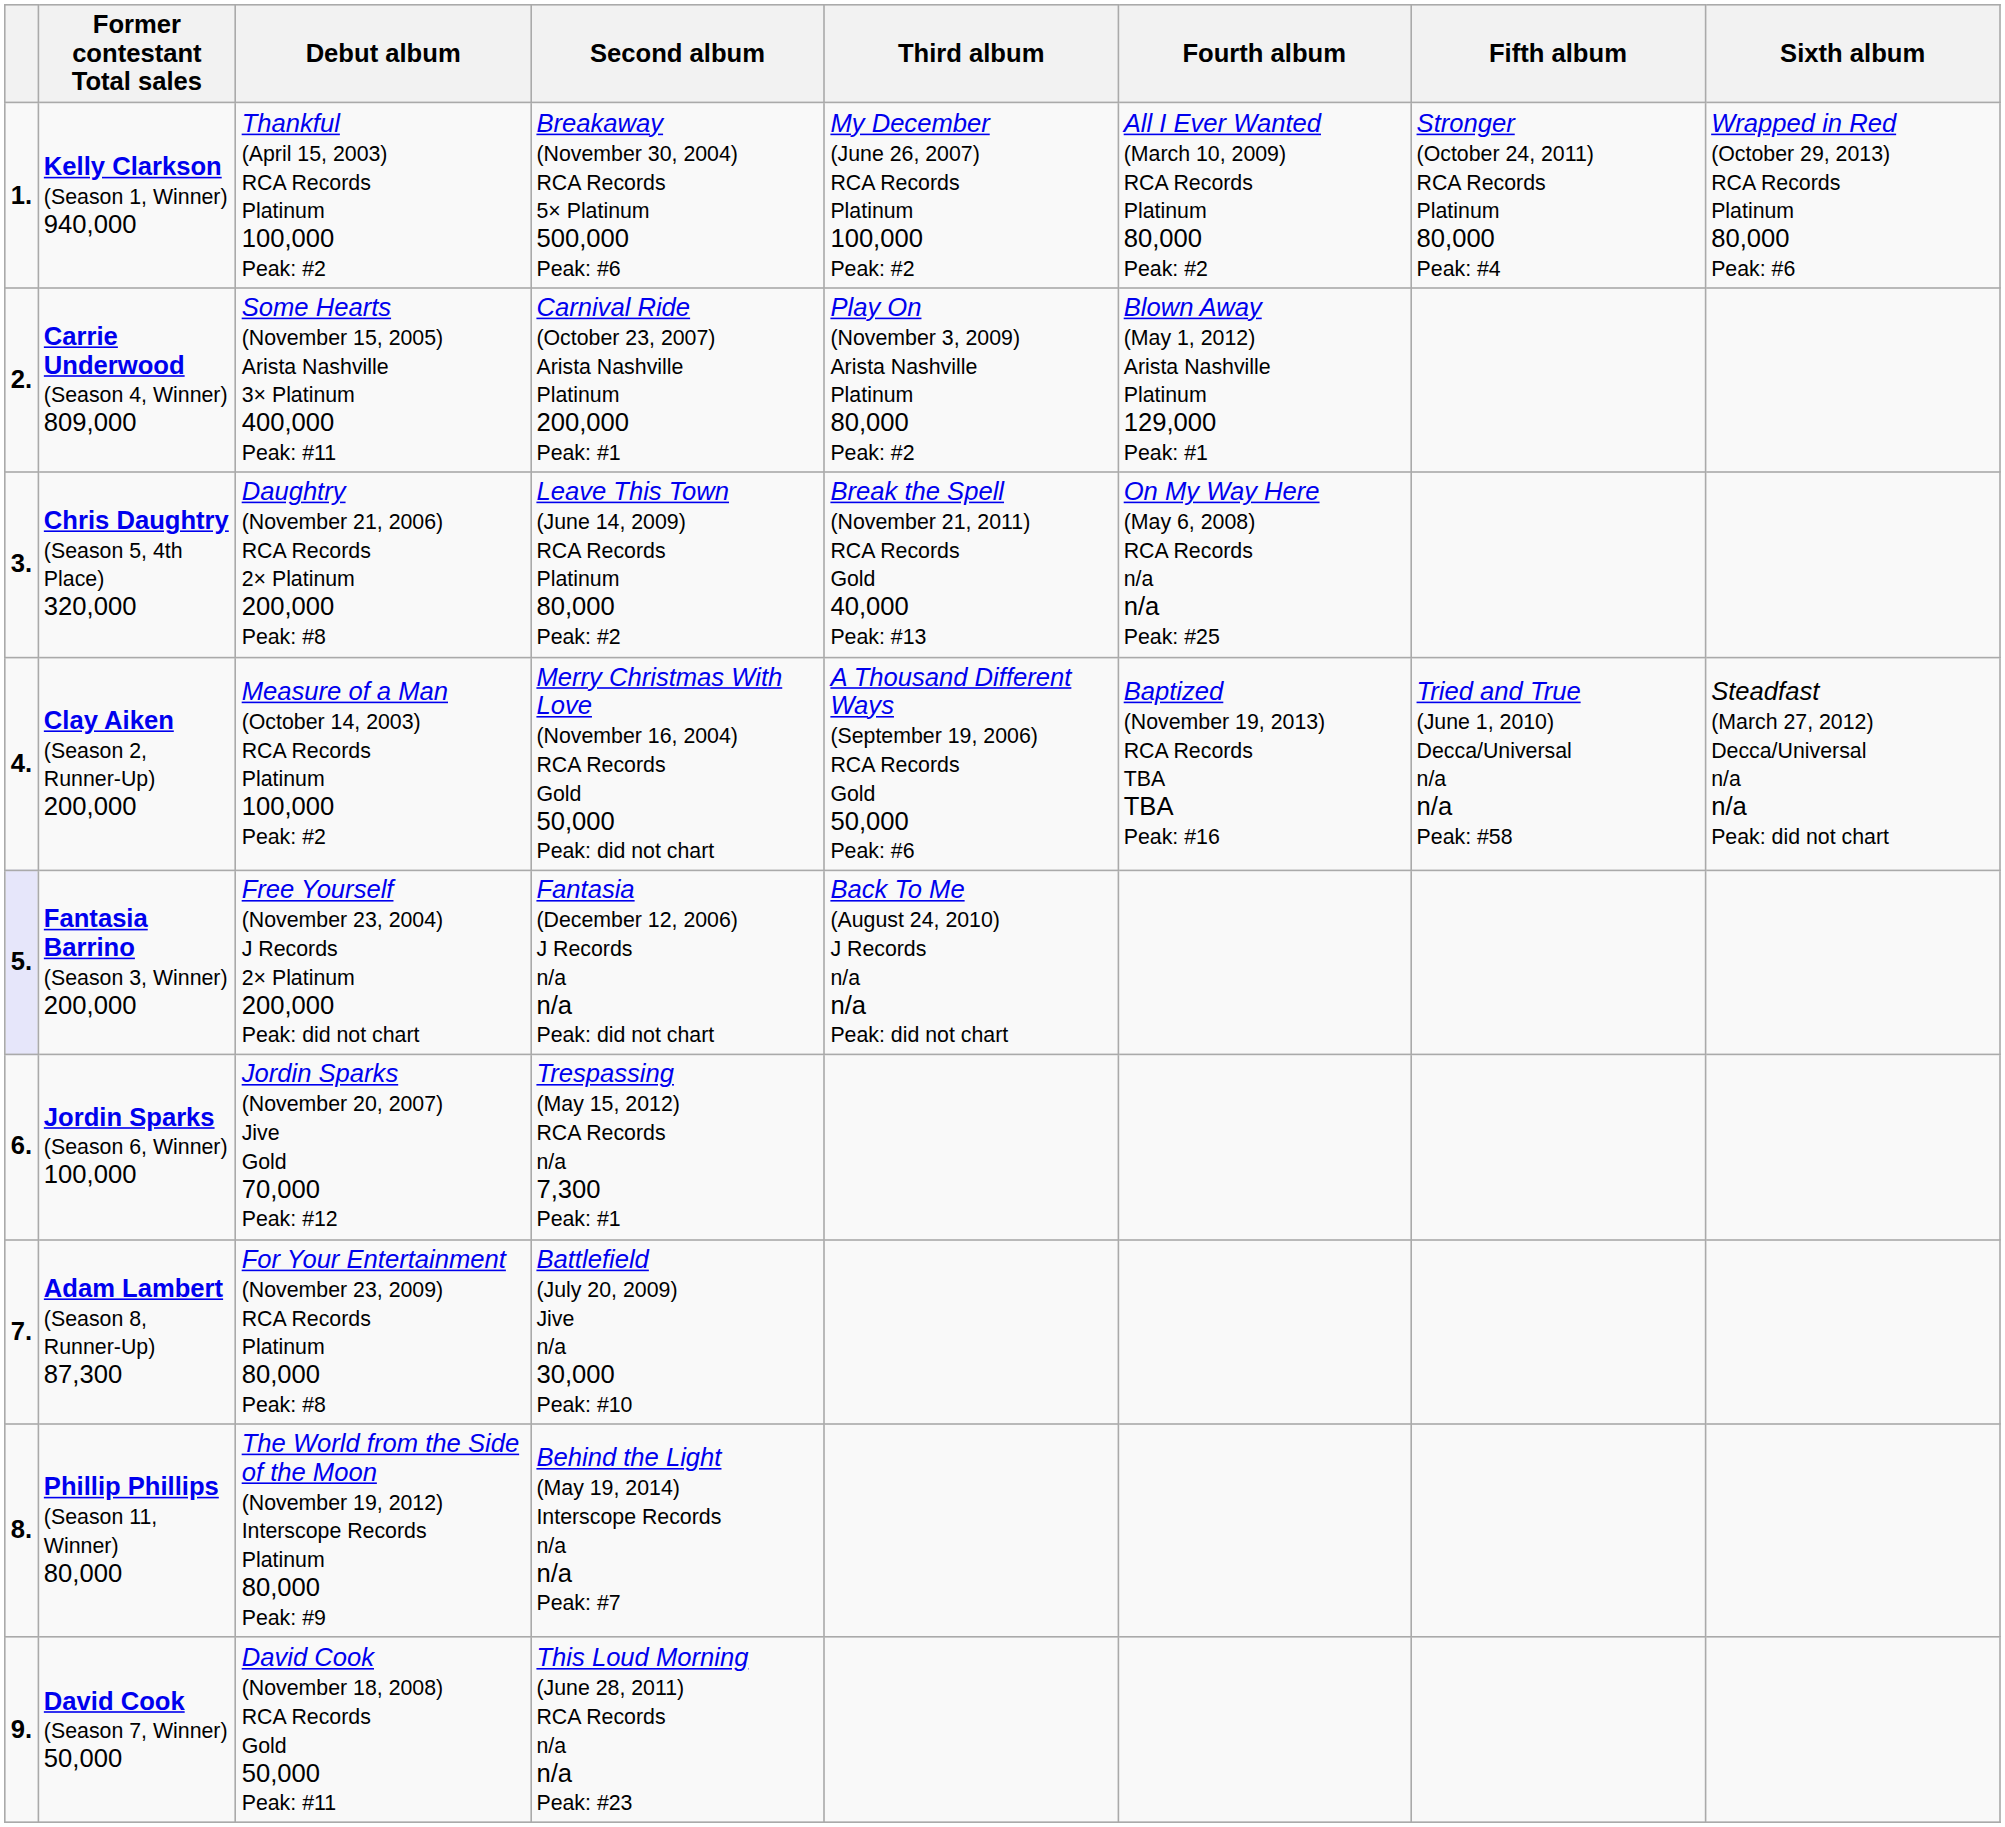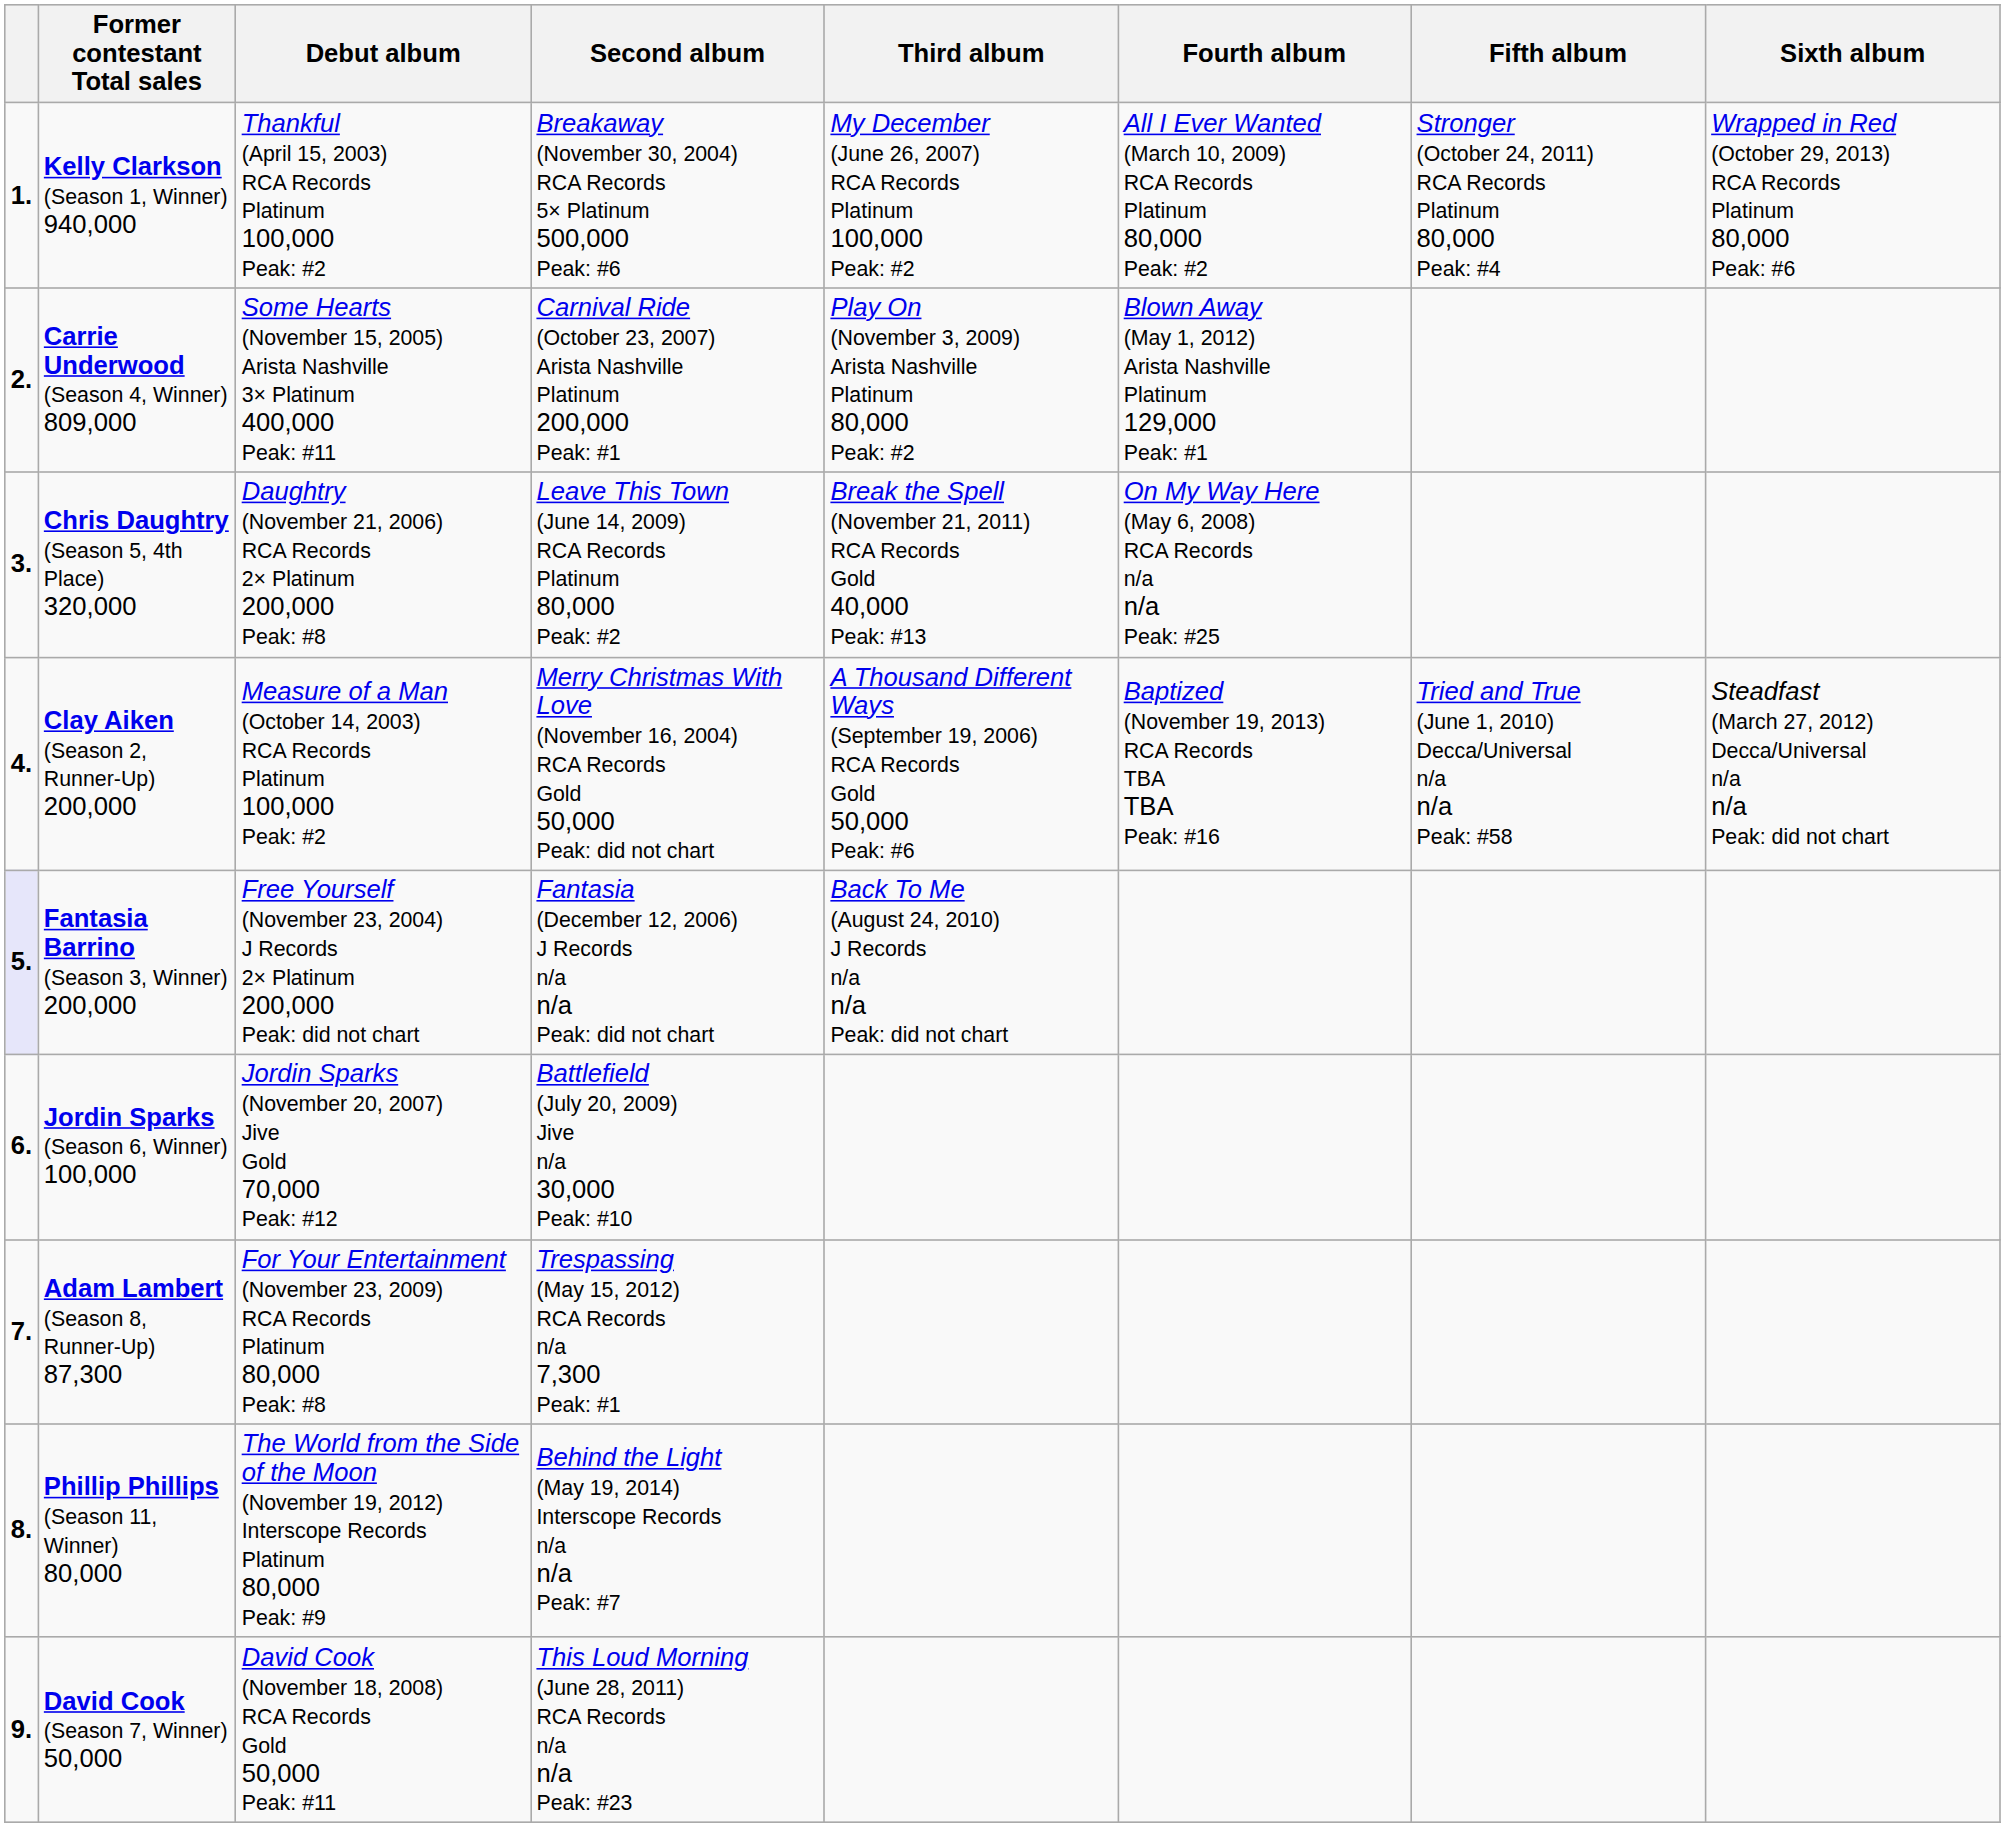(608, 1146) Trespassing (May 15, 2012) RCA Records n/a 7,300 Peak: #1 -> (607, 1146) Battlefield (July 20, 2009) Jive n/a 30,000 Peak: #10
(607, 1331) Battlefield (July 20, 2009) Jive n/a 30,000 Peak: #10 -> (608, 1331) Trespassing (May 15, 2012) RCA Records n/a 7,300 Peak: #1
